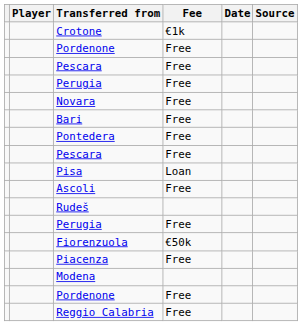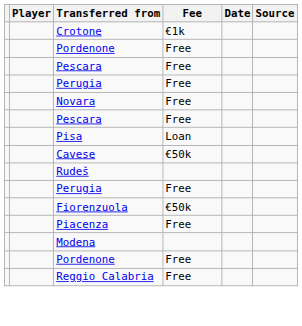- row: (69, 119)
- row: (85, 136)
+ row: (76, 154)
- row: (76, 189)
